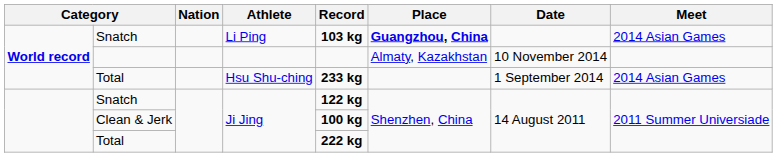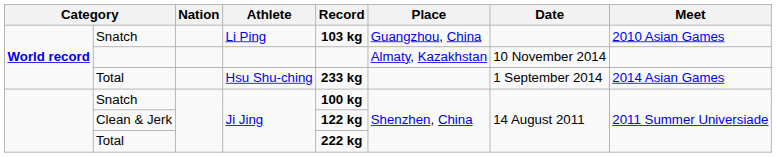(429, 36) bold -> (426, 36) normal
(669, 36) 2014 Asian Games -> (668, 36) 2010 Asian Games
(342, 99) 122 kg -> (342, 99) 100 kg
(342, 120) 100 kg -> (342, 120) 122 kg
